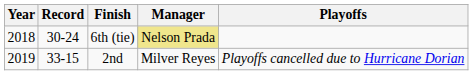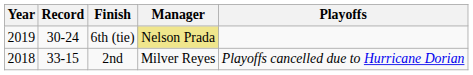(21, 37) 2018 -> (21, 37) 2019
(21, 59) 2019 -> (21, 59) 2018
